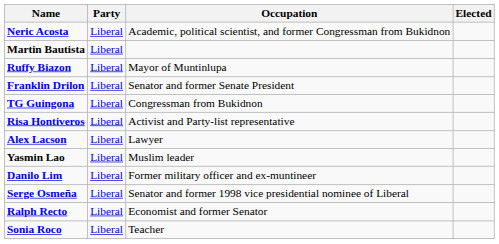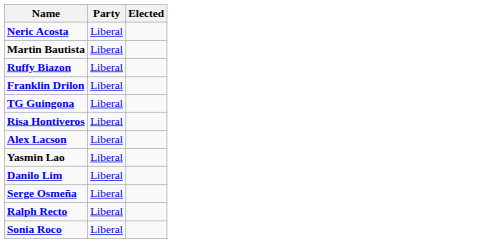- column: (289, 13)
